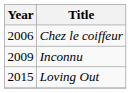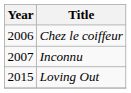(21, 56) 2009 -> (21, 56) 2007
